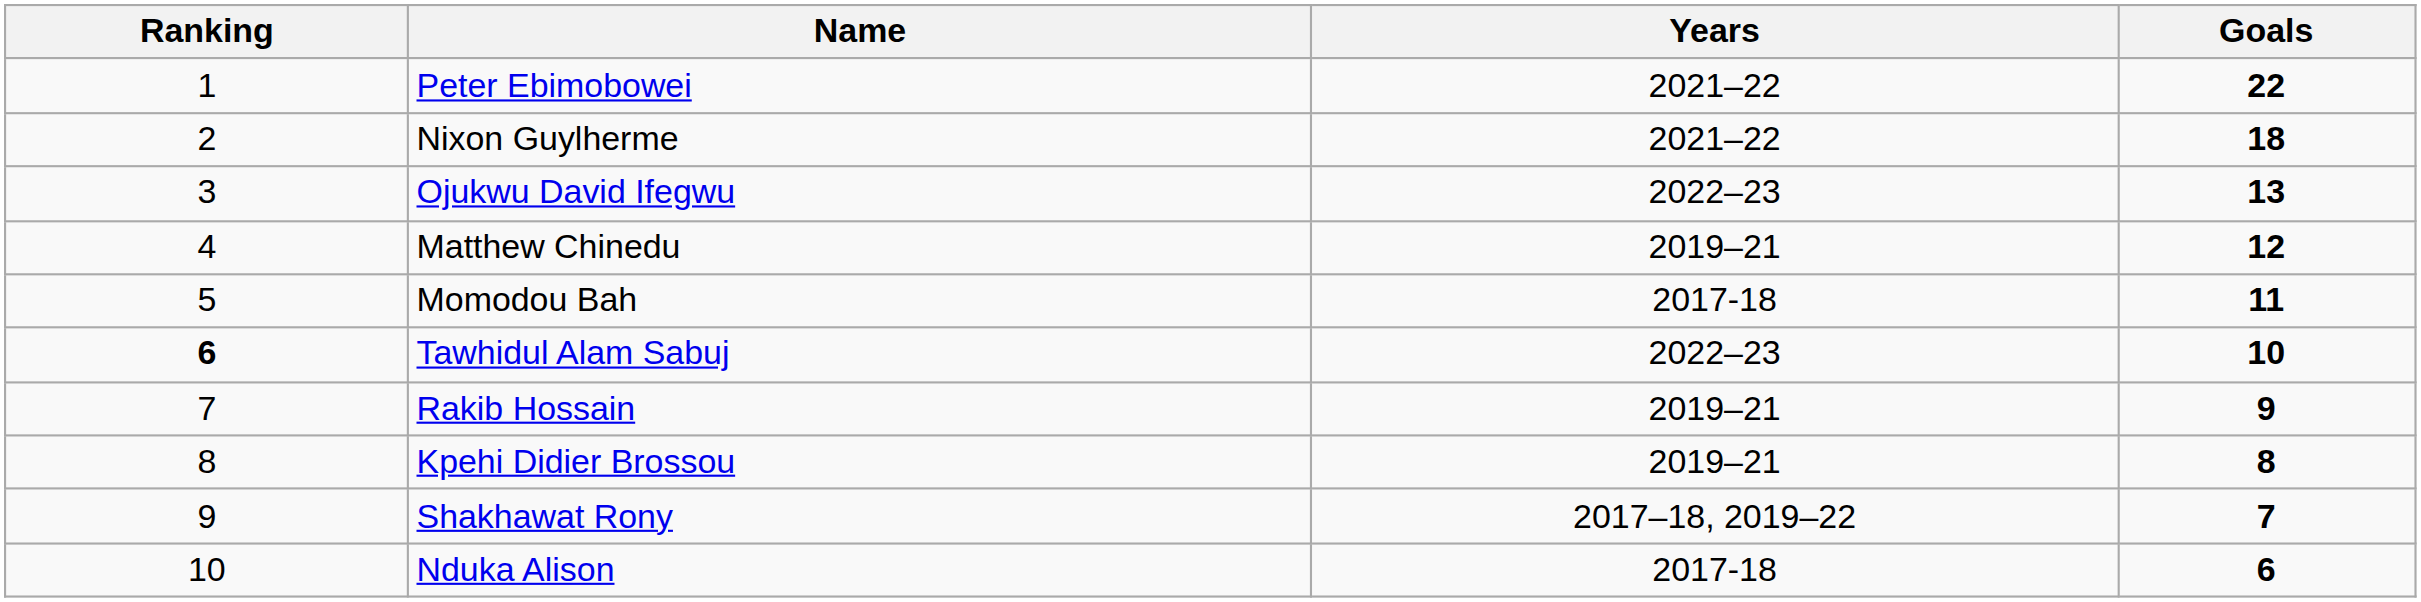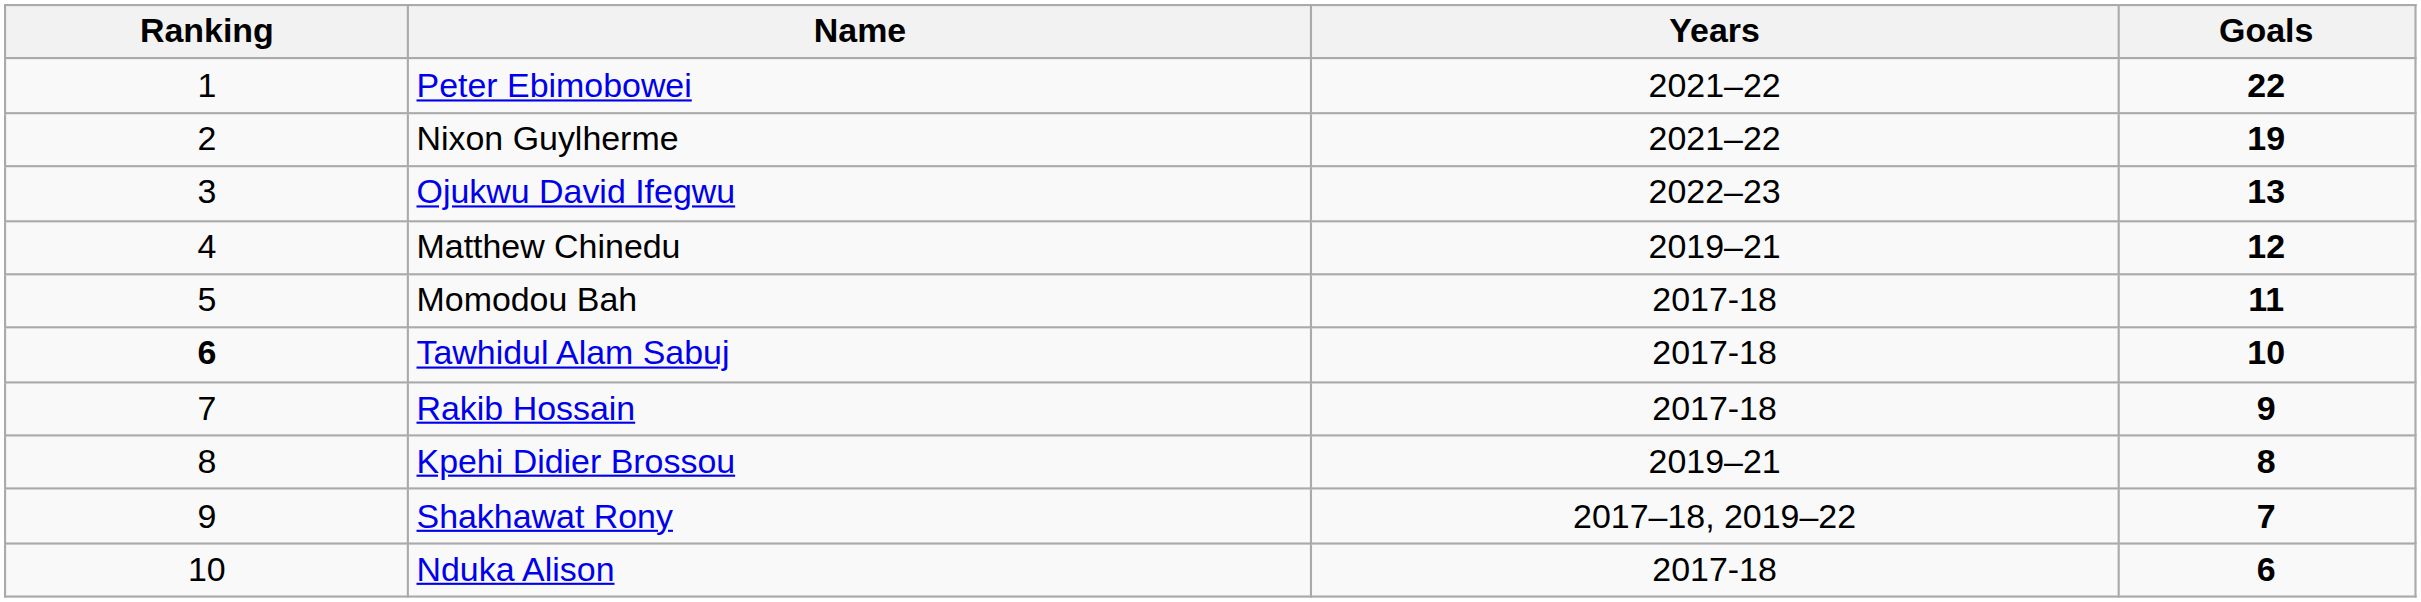(2266, 138) 18 -> (2266, 138) 19
(1715, 354) 2022–23 -> (1715, 354) 2017-18
(1715, 407) 2019–21 -> (1715, 407) 2017-18
